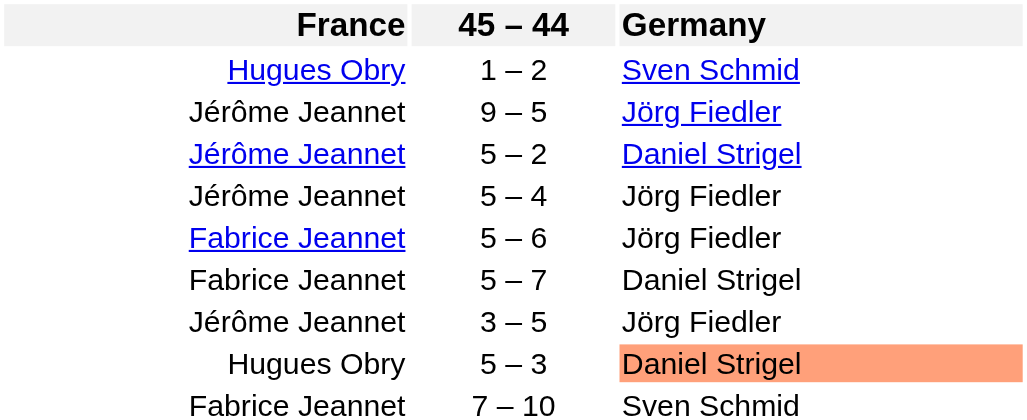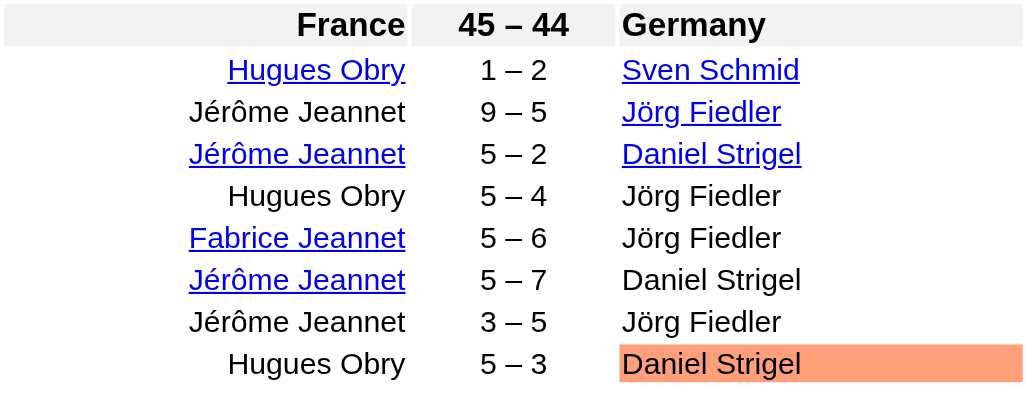(297, 195) Jérôme Jeannet -> (316, 195) Hugues Obry
(297, 279) Fabrice Jeannet -> (297, 279) Jérôme Jeannet
- row: (514, 405)
